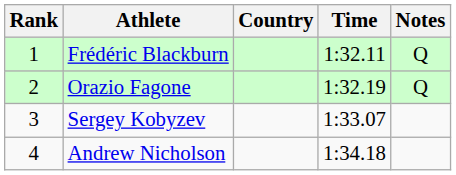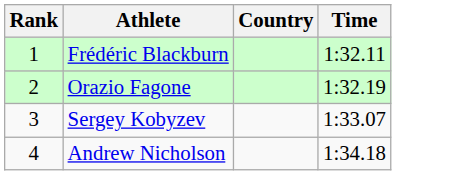- column: (420, 20)
